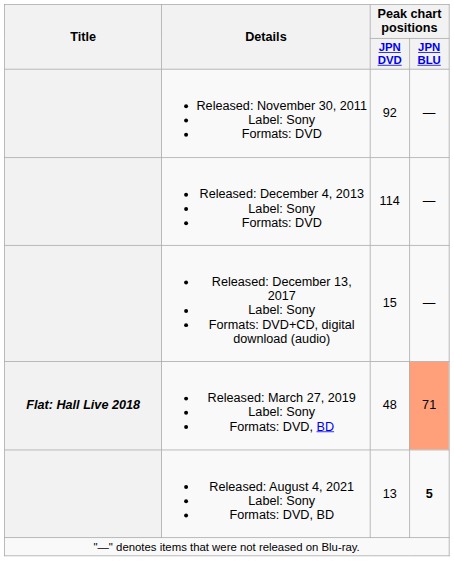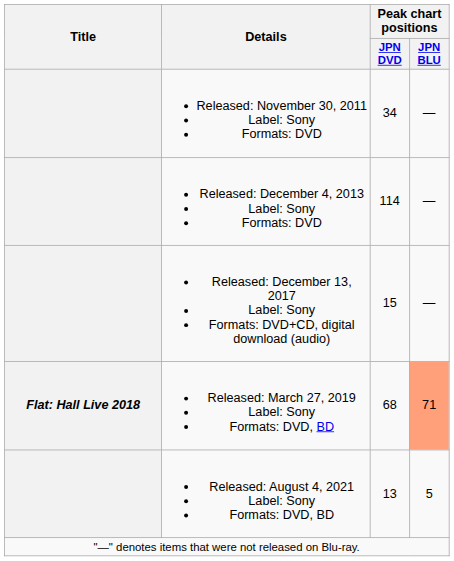(390, 113) 92 -> (390, 113) 34
(390, 405) 48 -> (390, 405) 68
(429, 493) bold -> (429, 493) normal
